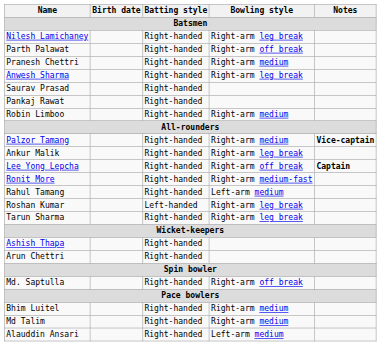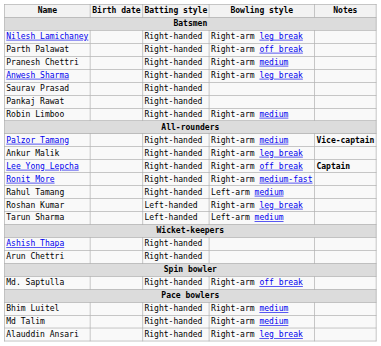(173, 218) Right-handed -> (171, 218) Left-handed
(257, 218) Right-arm leg break -> (247, 218) Left-arm medium
(247, 335) Left-arm medium -> (257, 335) Right-arm leg break
